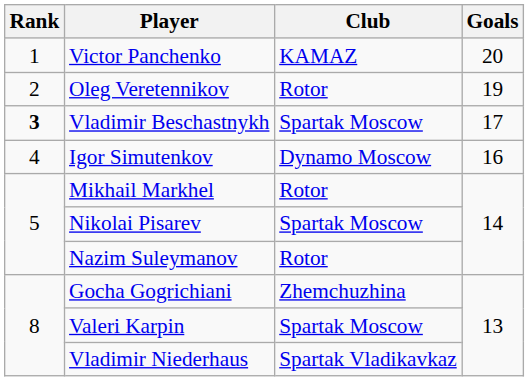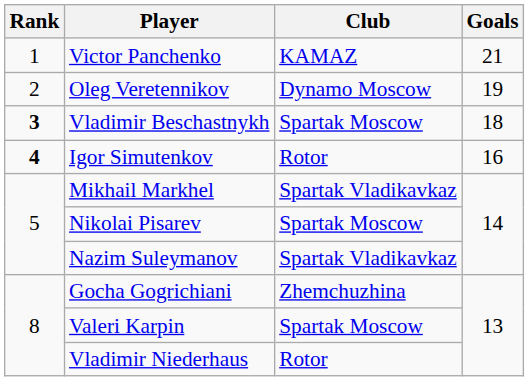(493, 55) 20 -> (493, 55) 21
(303, 88) Rotor -> (355, 88) Dynamo Moscow
(493, 122) 17 -> (493, 122) 18
(34, 156) normal -> (34, 156) bold
(355, 156) Dynamo Moscow -> (303, 156) Rotor
(303, 190) Rotor -> (368, 190) Spartak Vladikavkaz
(303, 257) Rotor -> (368, 257) Spartak Vladikavkaz
(368, 358) Spartak Vladikavkaz -> (303, 358) Rotor
